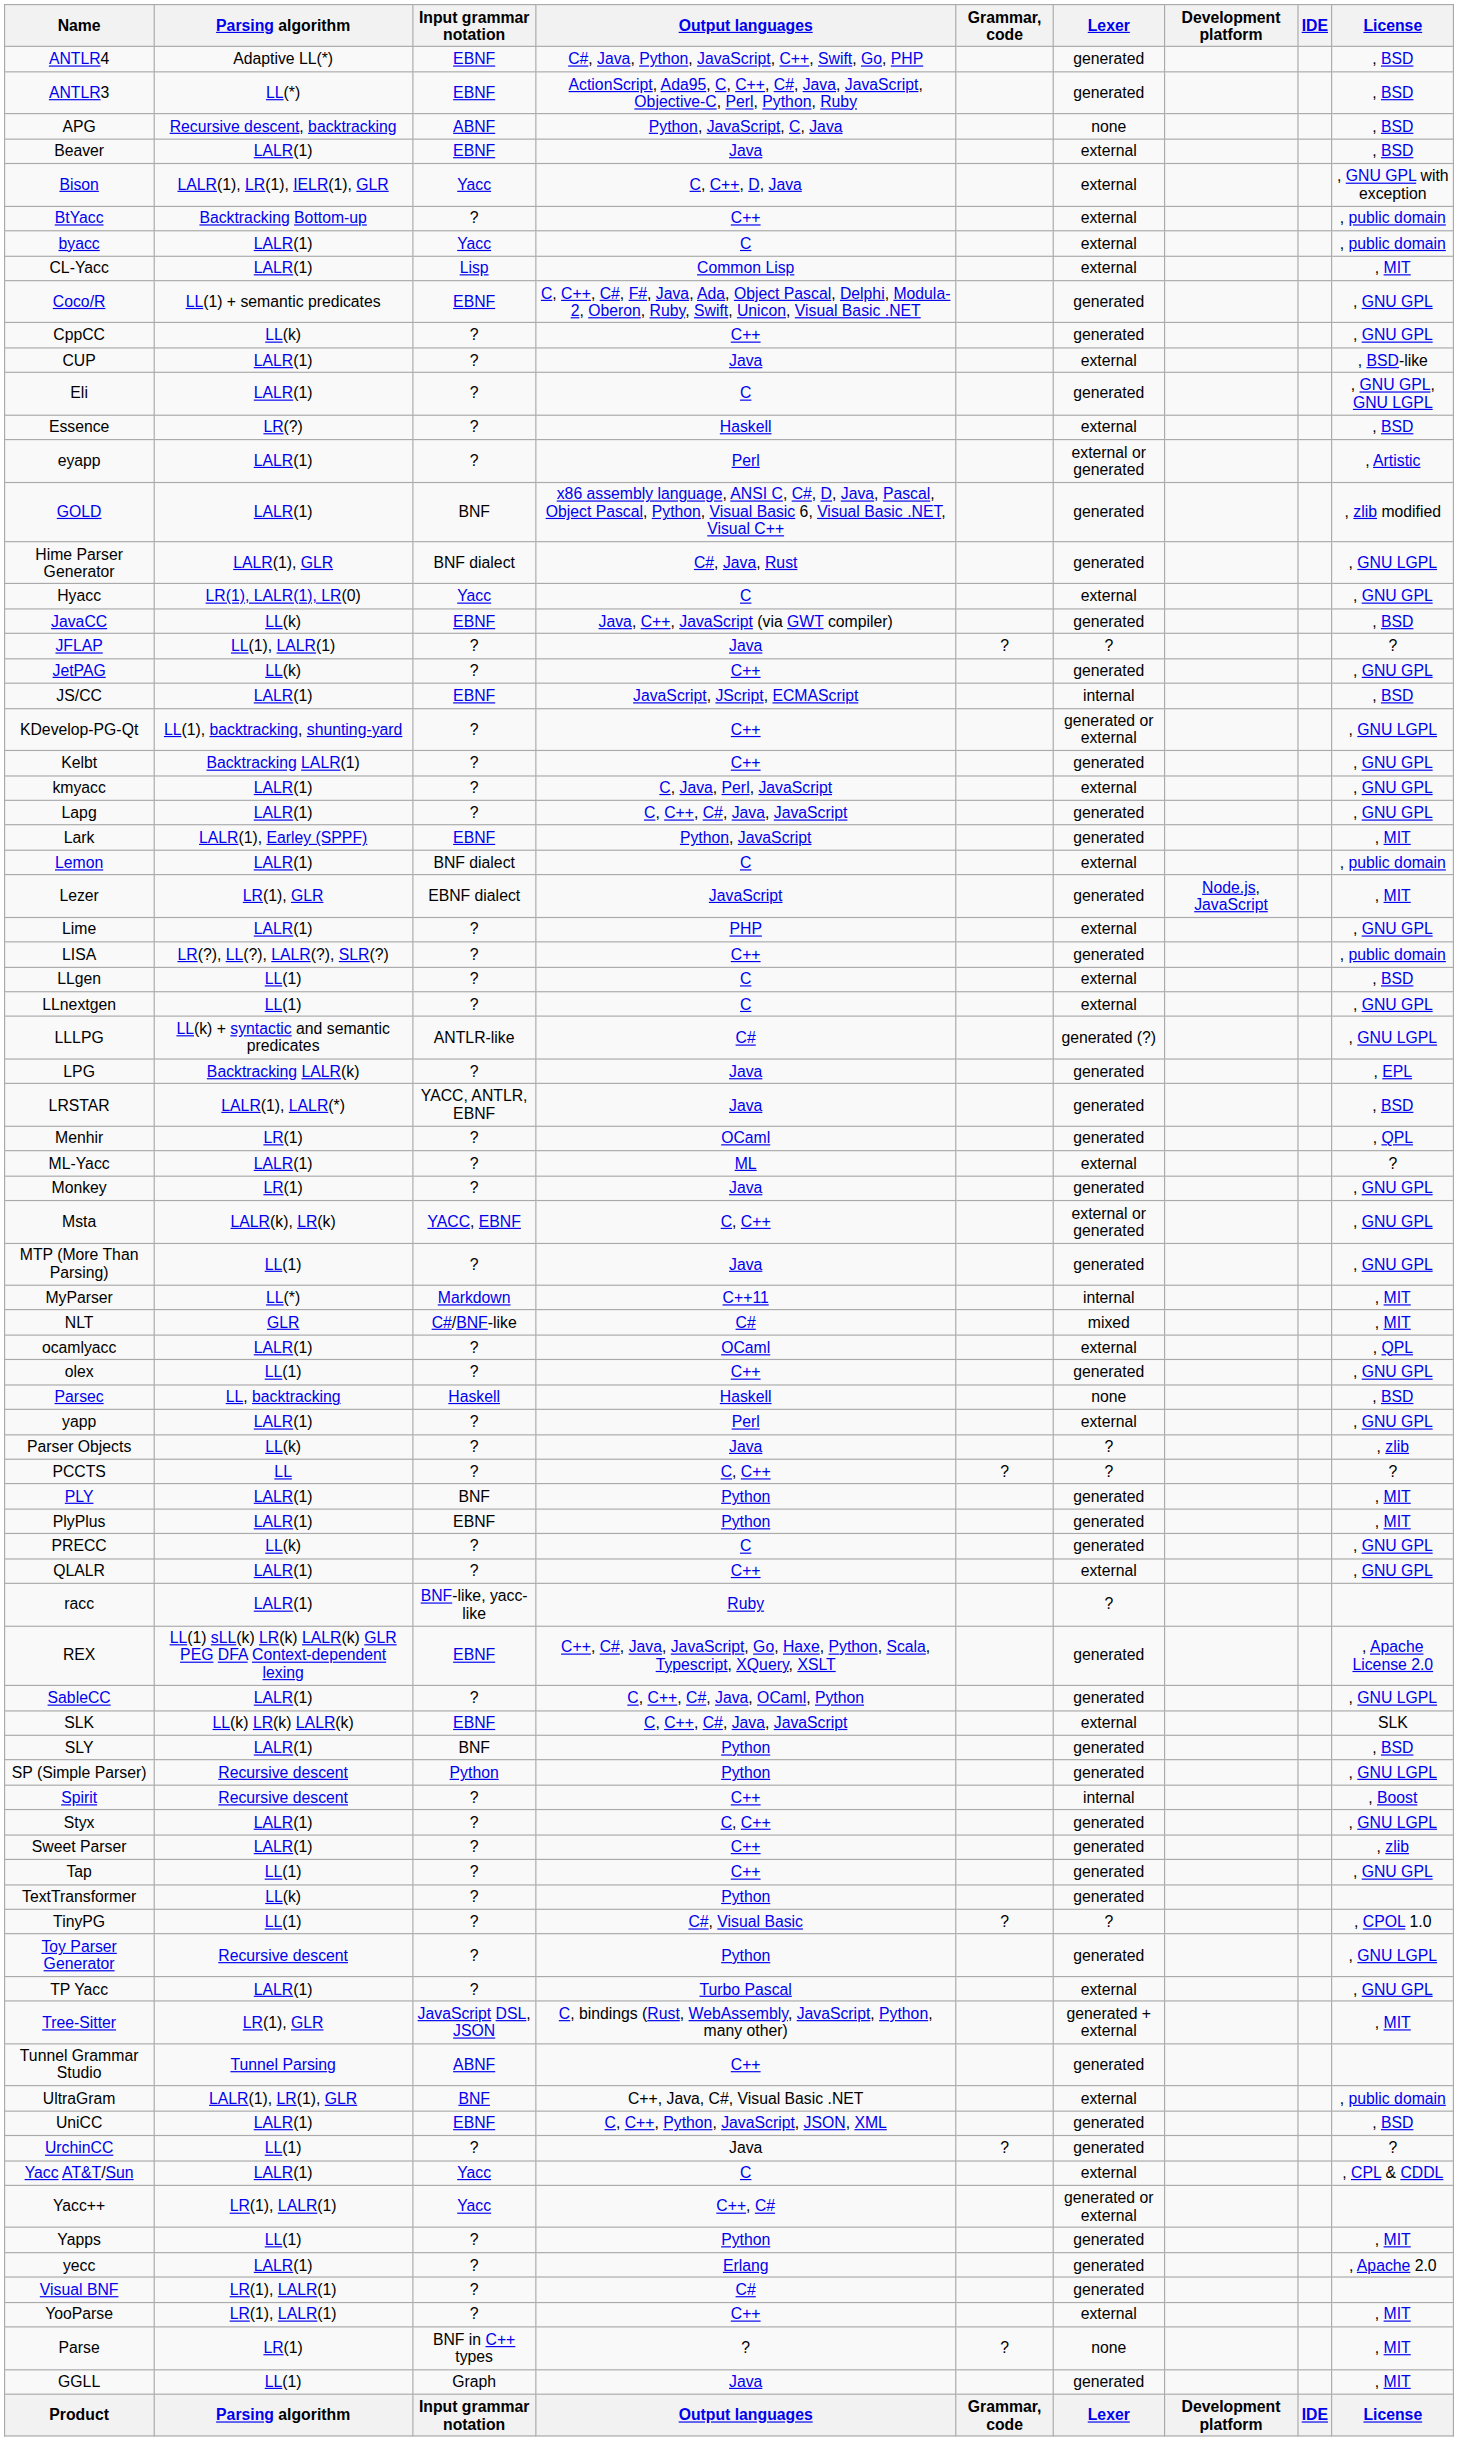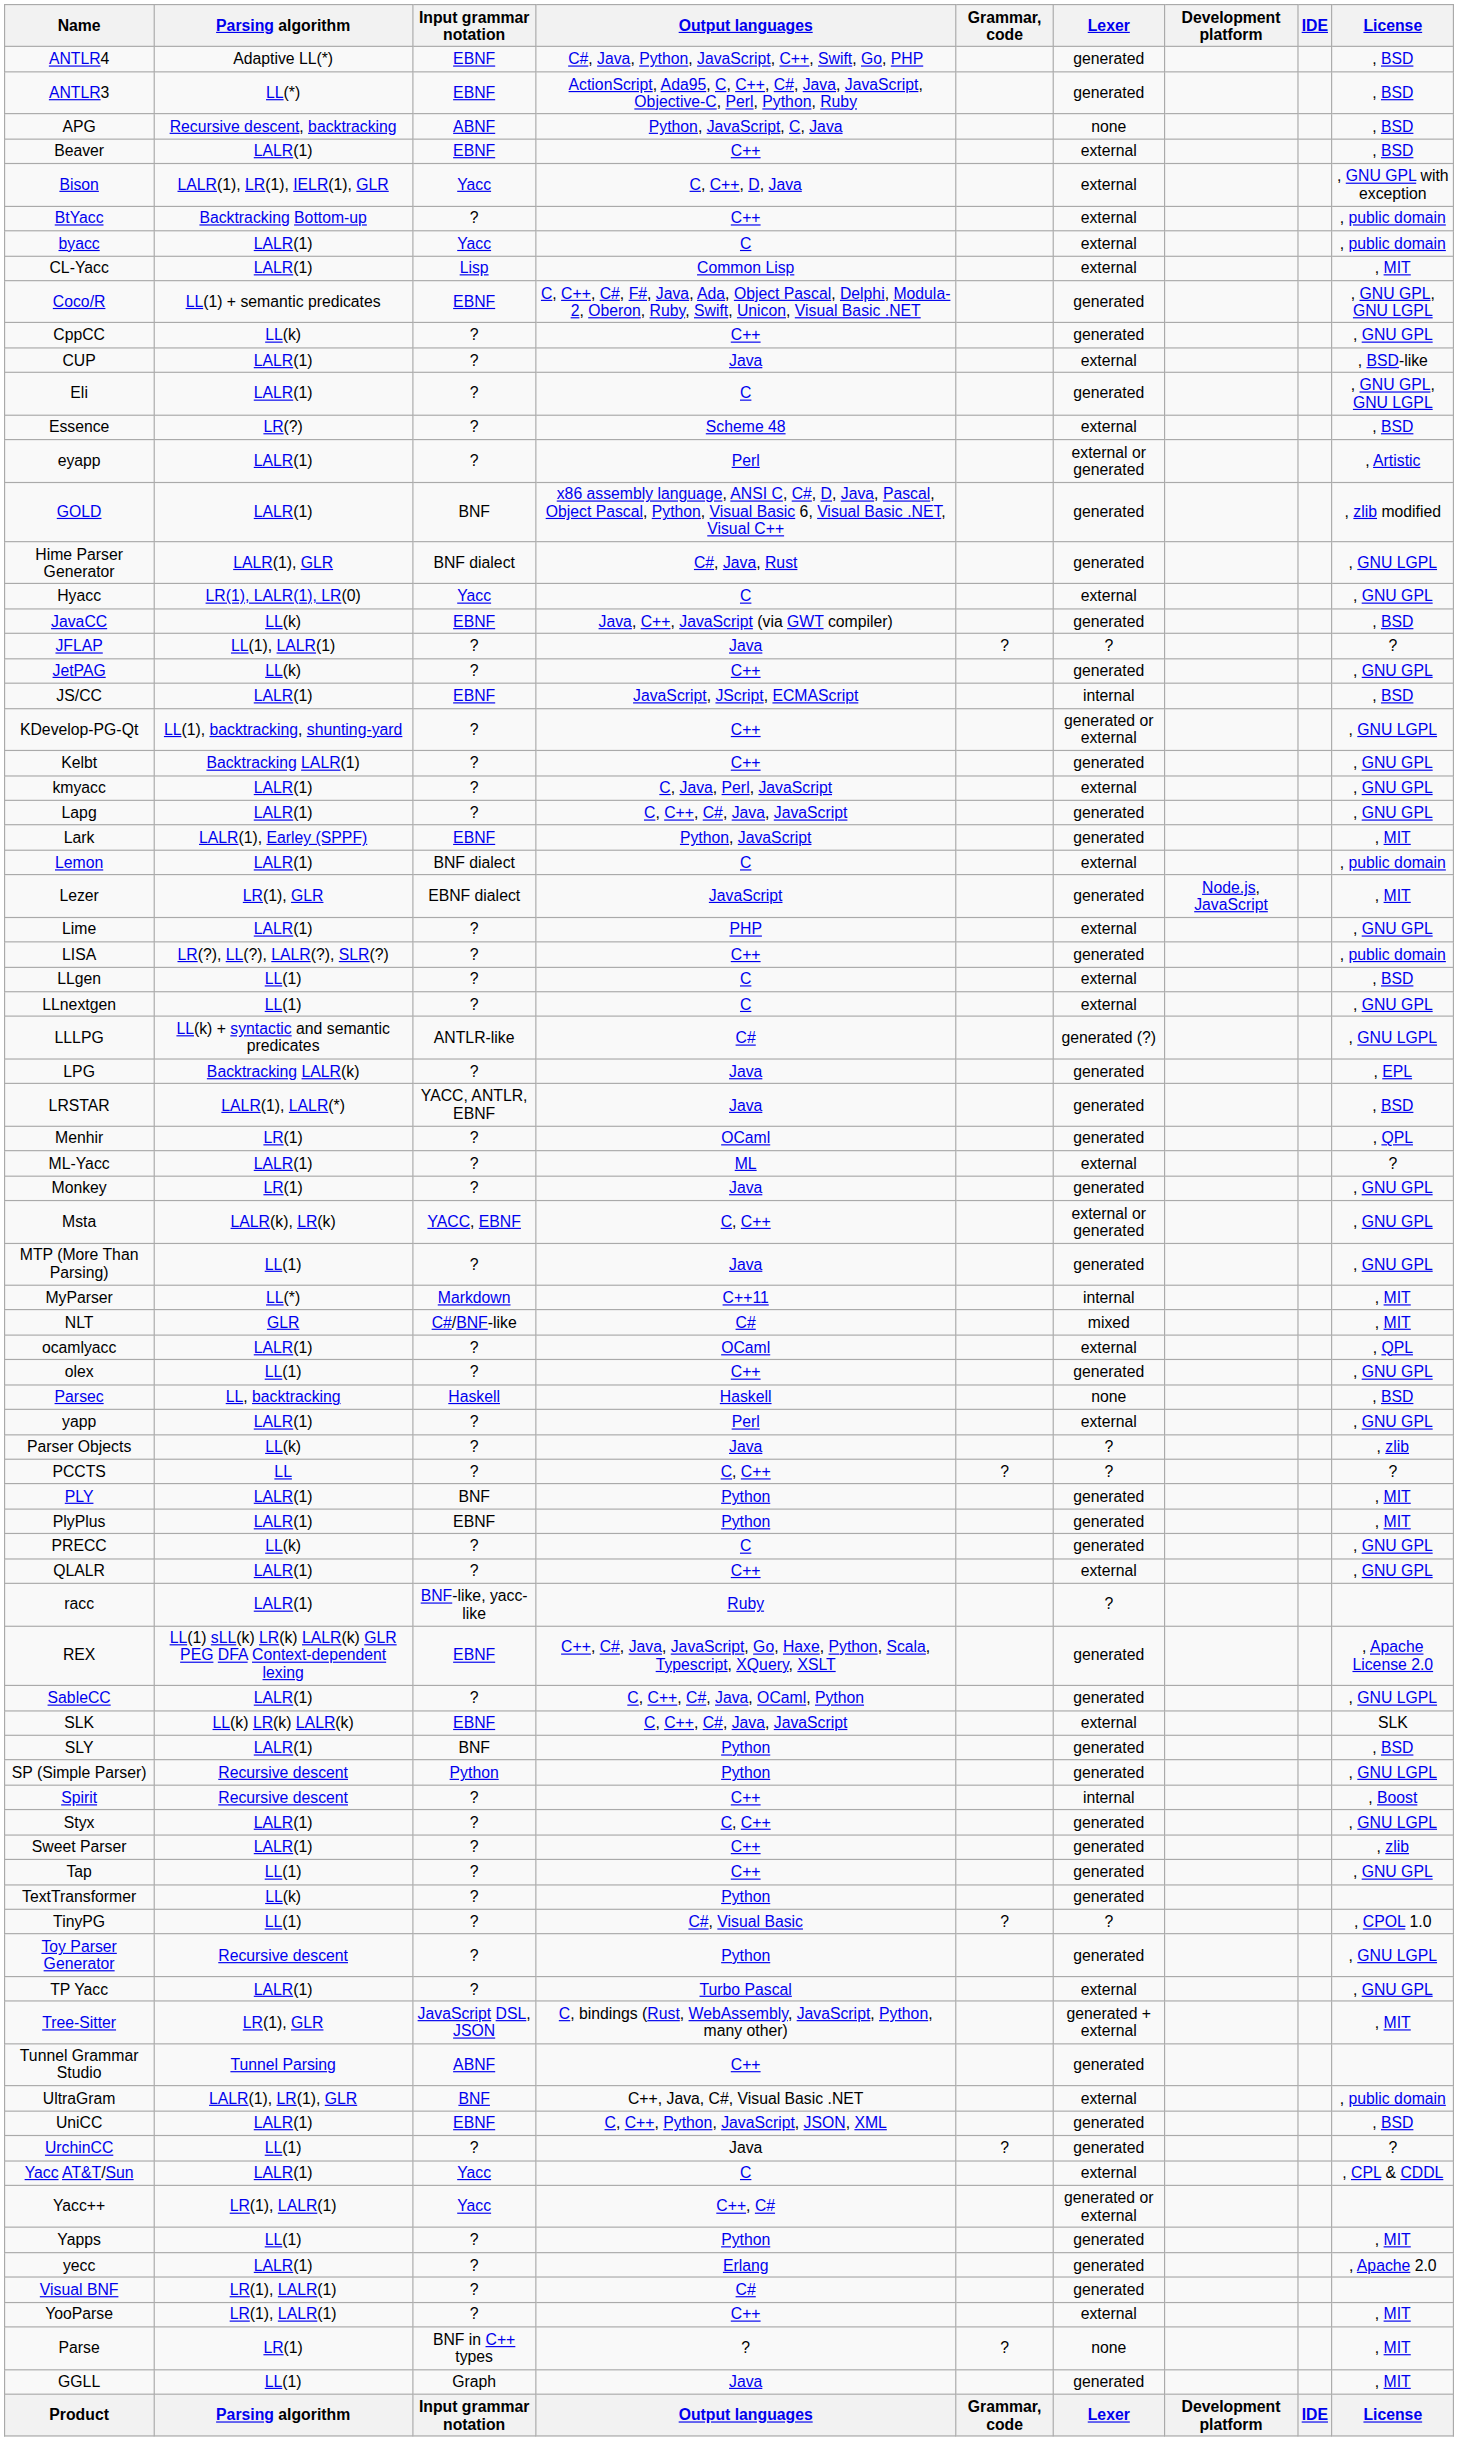(746, 151) Java -> (746, 151) C++
(1393, 301) , GNU GPL -> (1393, 301) , GNU GPL, GNU LGPL
(746, 427) Haskell -> (746, 427) Scheme 48
